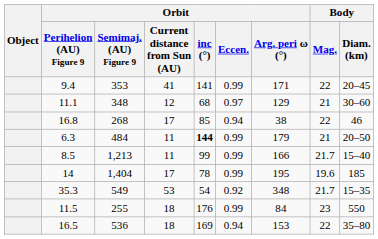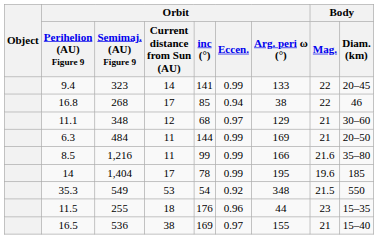(120, 85) 353 -> (120, 85) 323
(169, 85) 41 -> (169, 85) 14
(281, 85) 171 -> (281, 85) 133
rows swapped: (68, 103) <-> (68, 120)
(205, 138) bold -> (205, 138) normal
(281, 138) 179 -> (281, 138) 169
(120, 155) 1,213 -> (120, 155) 1,216
(325, 155) 21.7 -> (325, 155) 21.6
(356, 155) 15–40 -> (356, 155) 35–80
(325, 190) 21.7 -> (325, 190) 21.5
(356, 190) 15–35 -> (356, 190) 550
(233, 208) 0.99 -> (233, 208) 0.96
(281, 208) 84 -> (281, 208) 44
(356, 208) 550 -> (356, 208) 15–35
(169, 225) 18 -> (169, 225) 38
(233, 225) 0.94 -> (233, 225) 0.97
(281, 225) 153 -> (281, 225) 155
(325, 225) 22 -> (325, 225) 21
(356, 225) 35–80 -> (356, 225) 15–40
